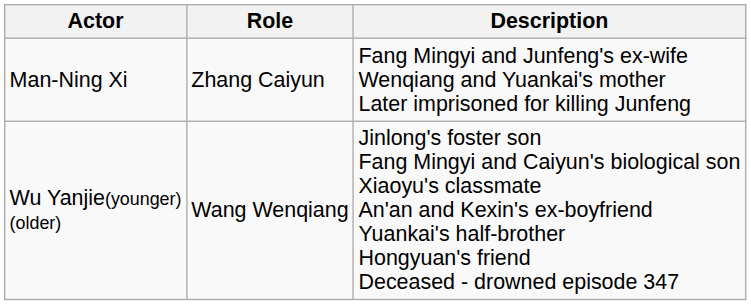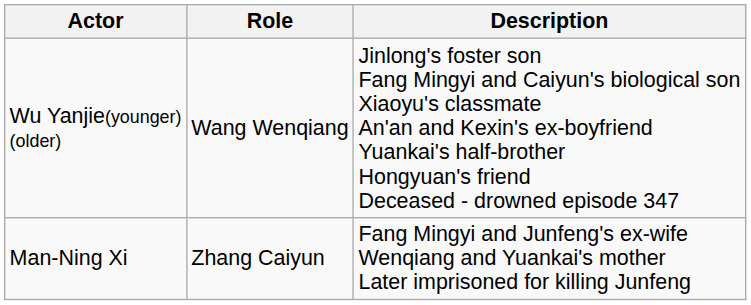rows swapped: (69, 79) <-> (96, 210)
